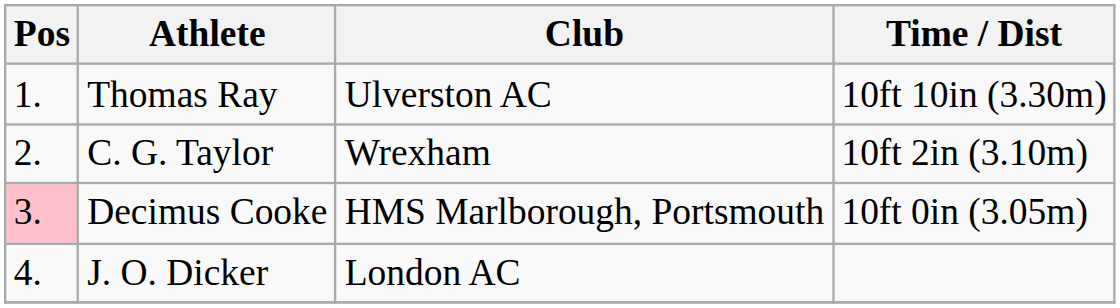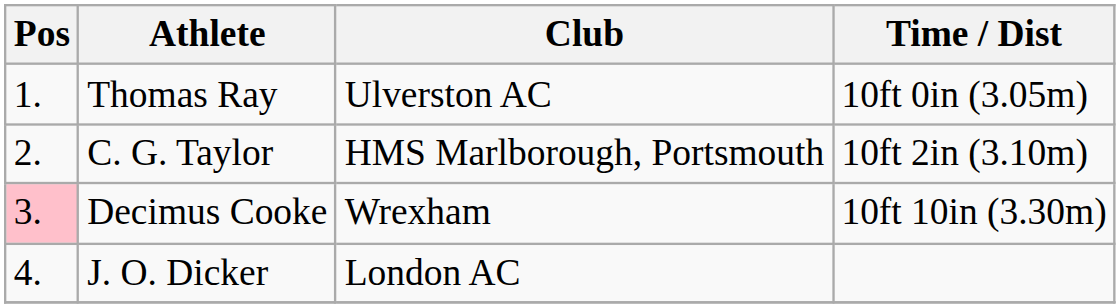(974, 93) 10ft 10in (3.30m) -> (965, 93) 10ft 0in (3.05m)
(418, 152) Wrexham -> (584, 152) HMS Marlborough, Portsmouth
(584, 212) HMS Marlborough, Portsmouth -> (418, 212) Wrexham
(965, 212) 10ft 0in (3.05m) -> (974, 212) 10ft 10in (3.30m)
